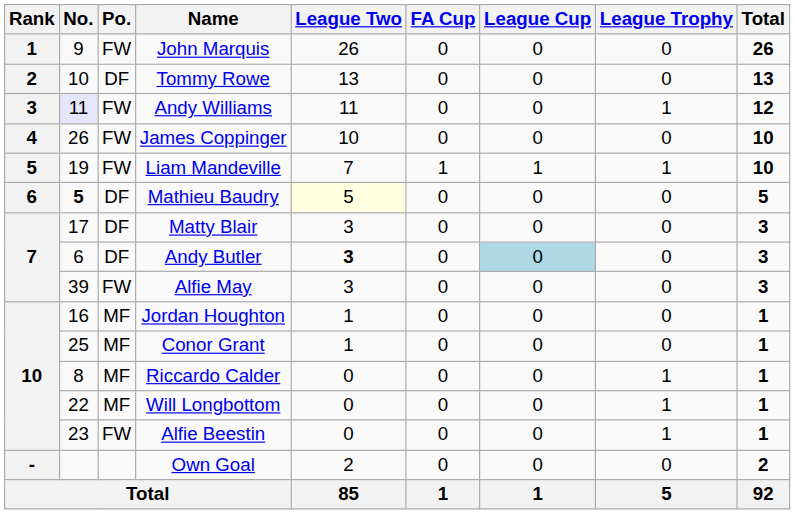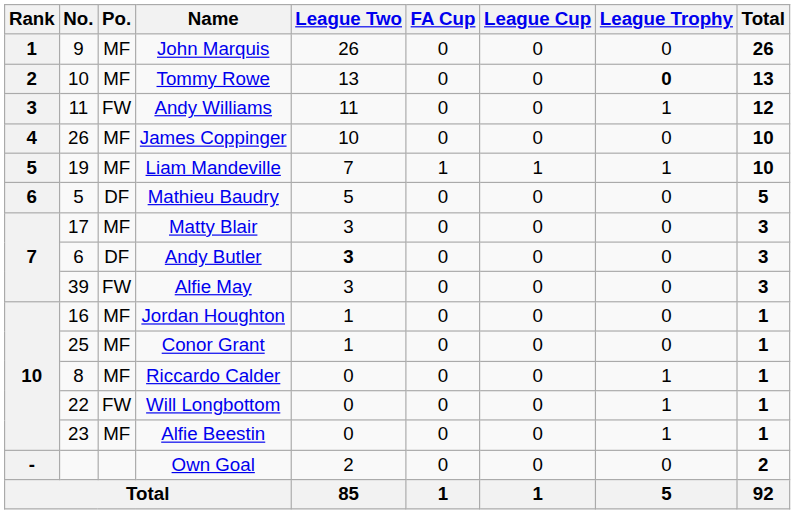(117, 49) FW -> (117, 49) MF
(117, 78) DF -> (117, 78) MF
(666, 78) normal -> (666, 78) bold
(78, 108) lavender background -> (78, 108) no background
(117, 138) FW -> (117, 138) MF
(117, 167) FW -> (117, 167) MF
(78, 197) bold -> (78, 197) normal
(349, 197) lightyellow background -> (349, 197) no background
(117, 227) DF -> (117, 227) MF
(538, 256) lightblue background -> (538, 256) no background
(117, 405) MF -> (117, 405) FW
(117, 434) FW -> (117, 434) MF
